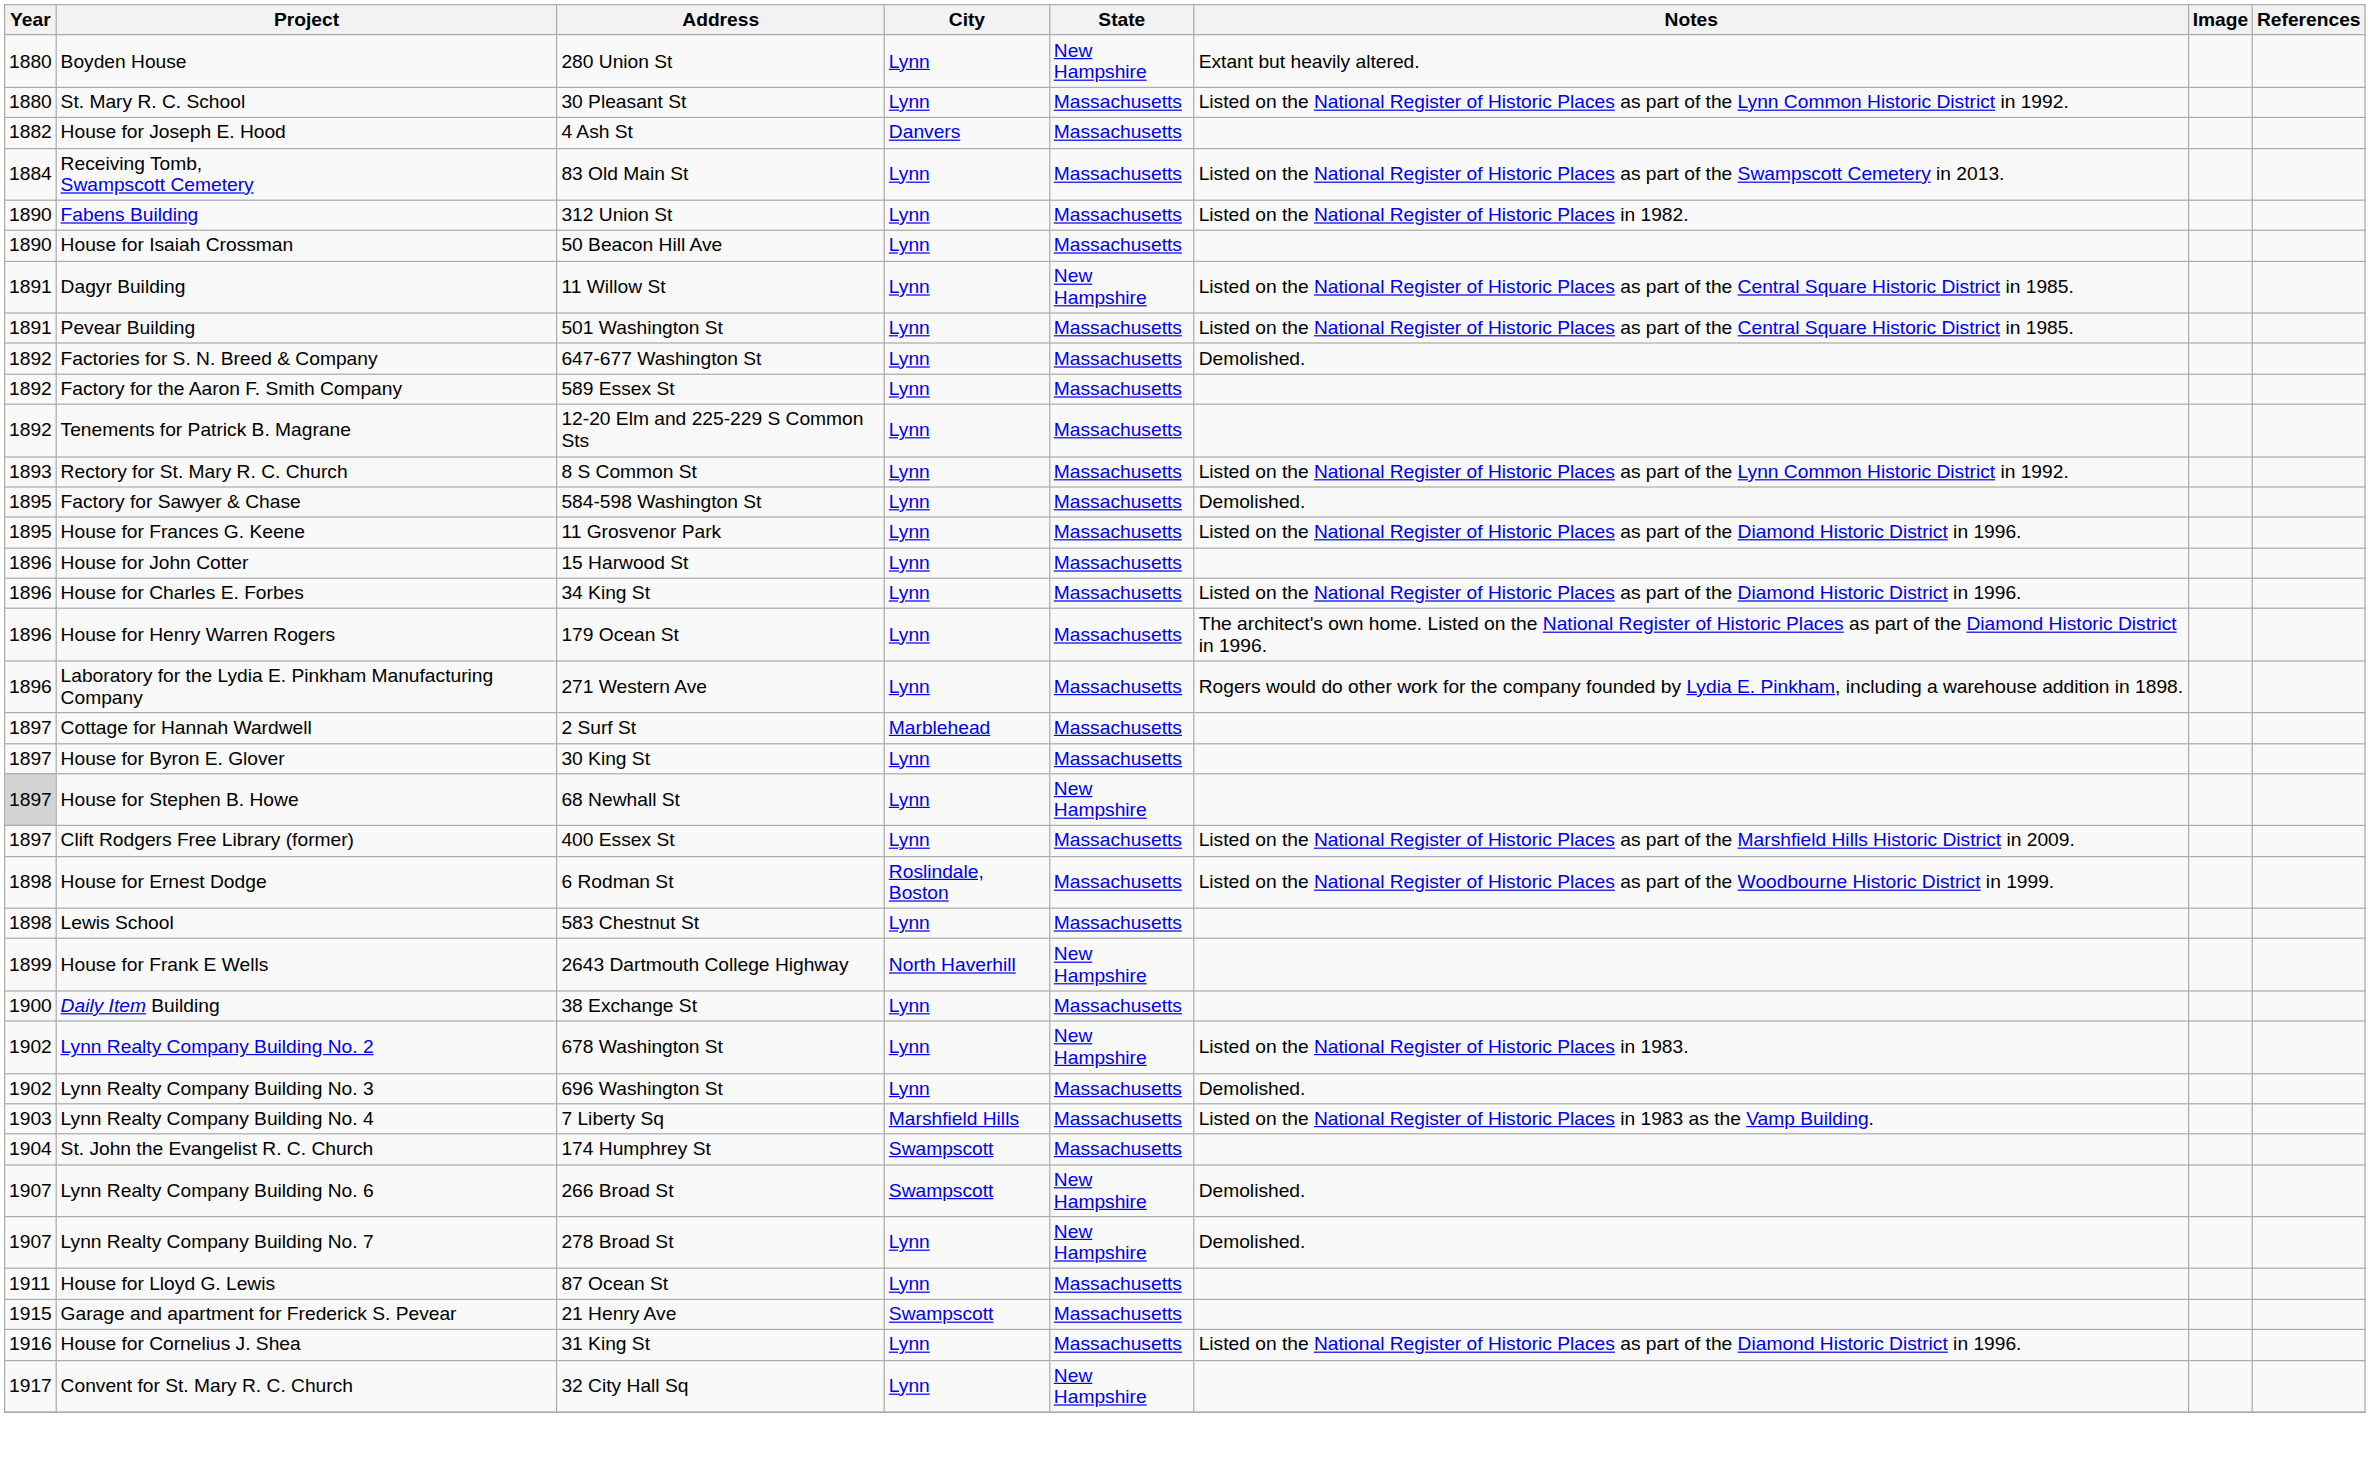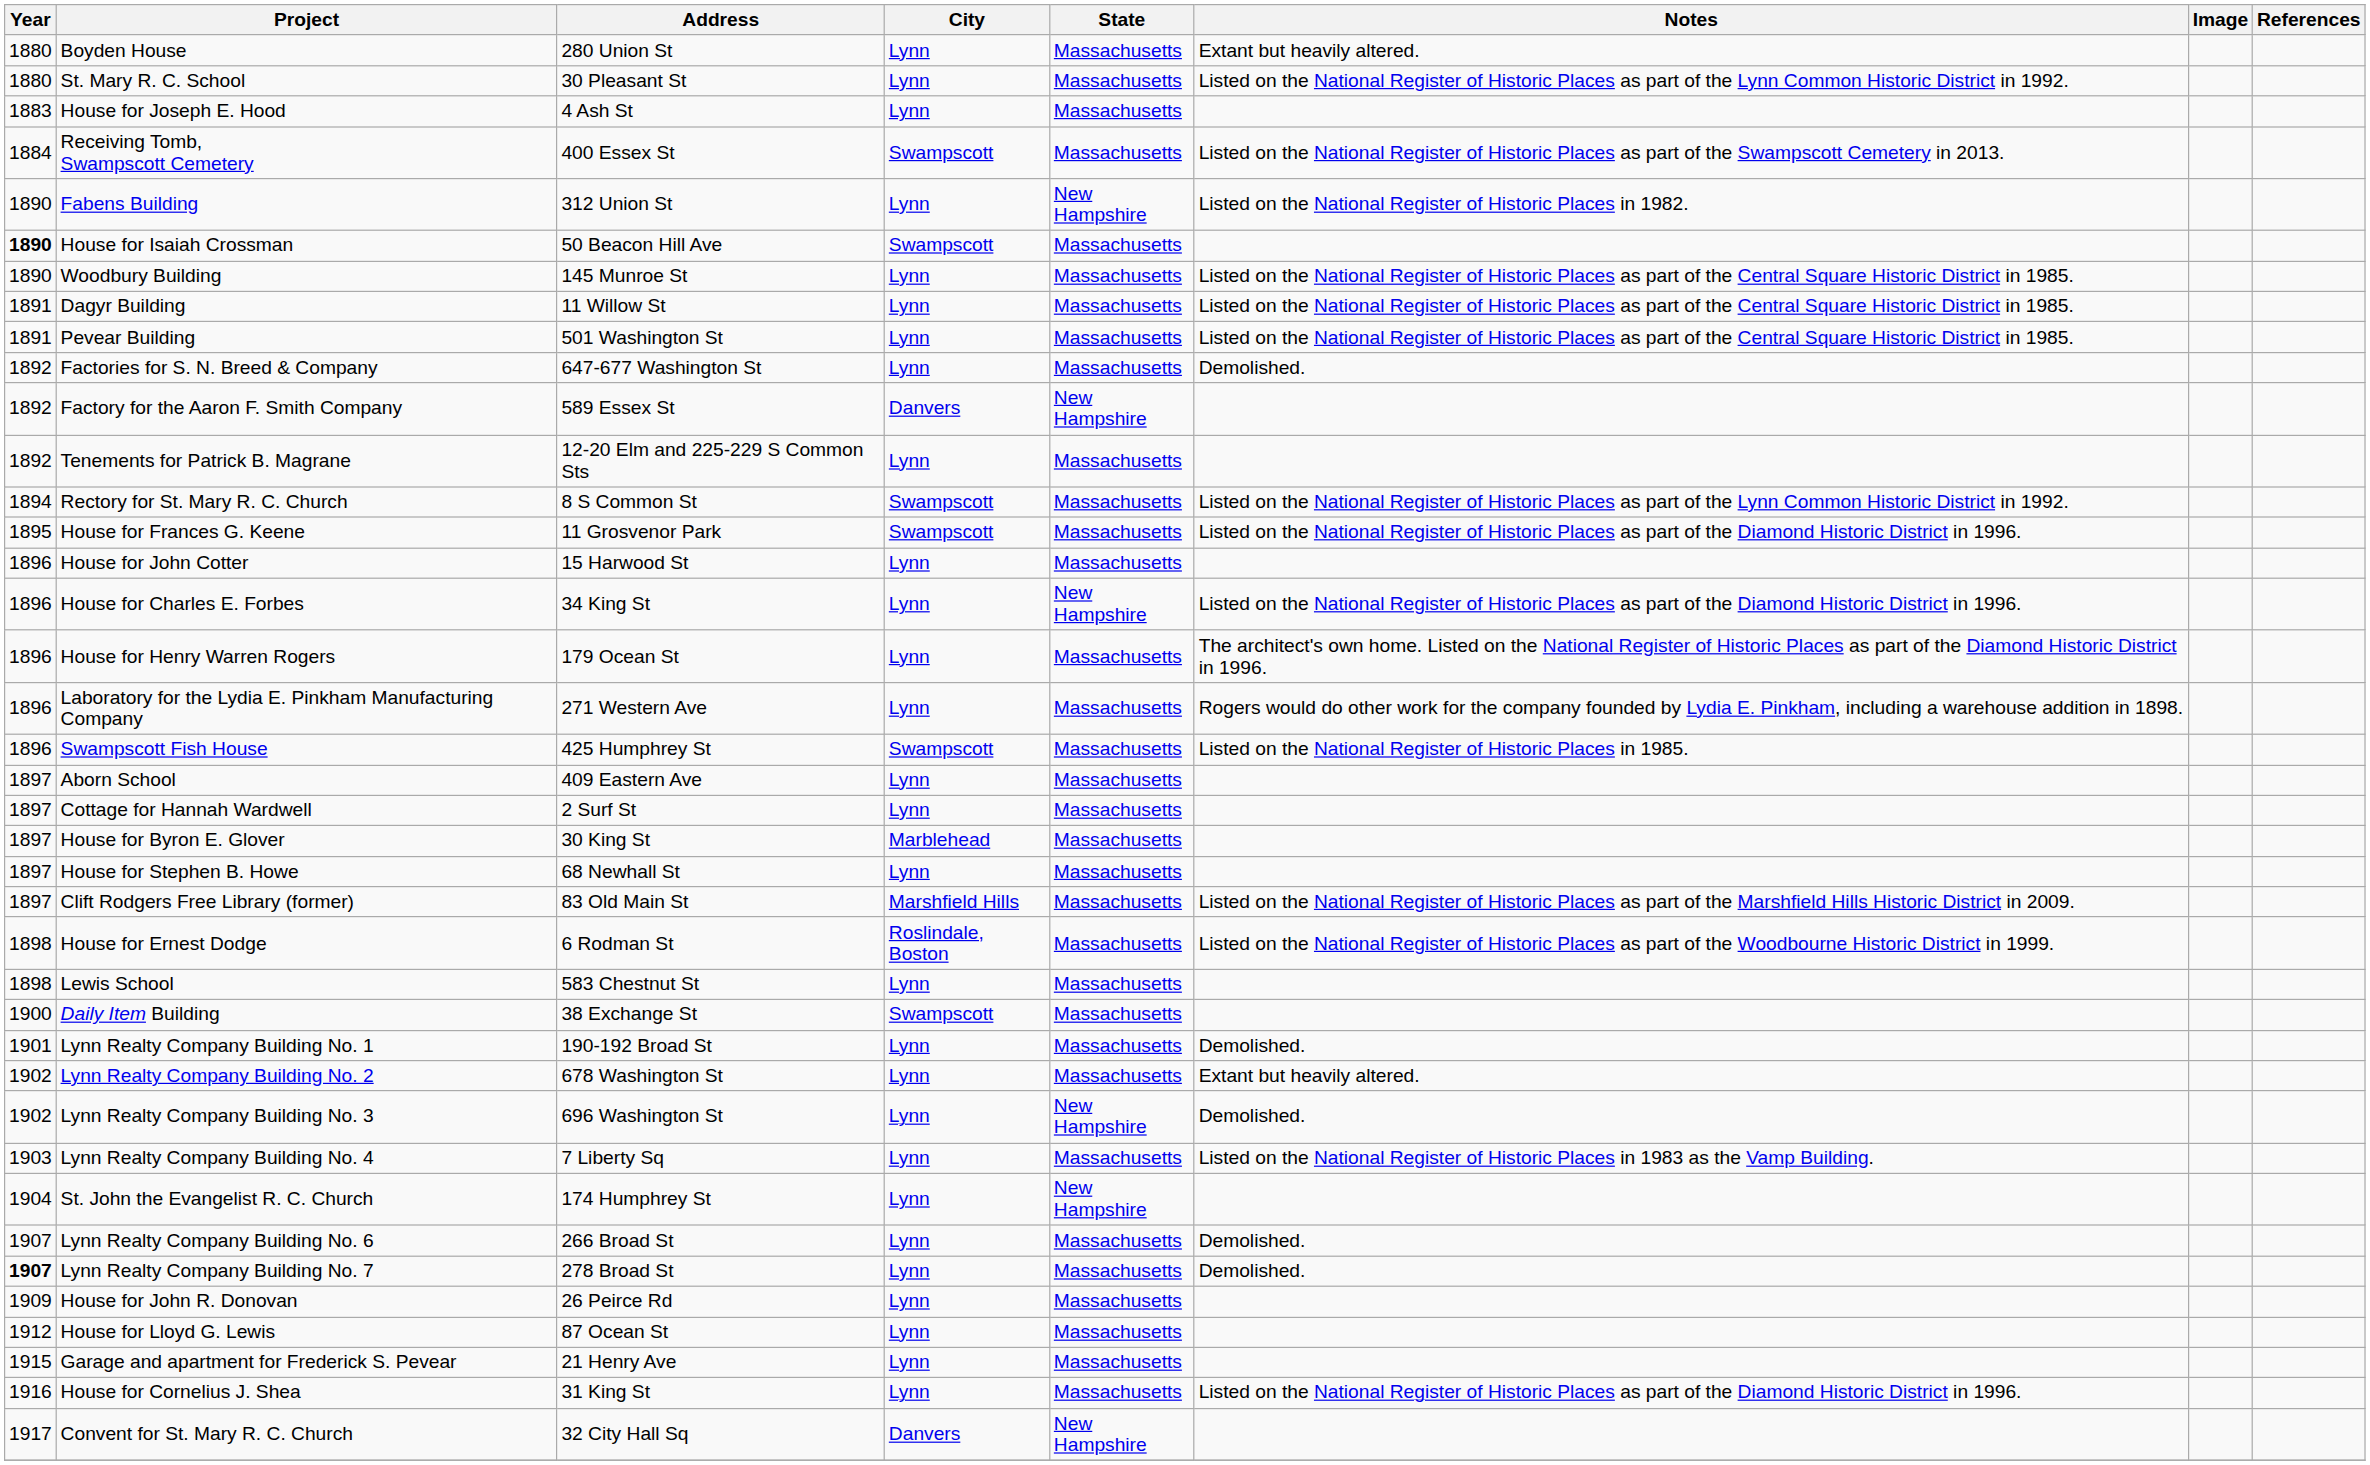(1100, 60) New Hampshire -> (1118, 50) Massachusetts
(30, 132) 1882 -> (30, 111) 1883
(925, 132) Danvers -> (909, 111) Lynn
(625, 173) 83 Old Main St -> (618, 152) 400 Essex St
(909, 173) Lynn -> (941, 152) Swampscott
(1118, 215) Massachusetts -> (1100, 204) New Hampshire
(30, 245) normal -> (30, 245) bold
(909, 245) Lynn -> (941, 245) Swampscott
+ row: (141, 276)
(1100, 286) New Hampshire -> (1118, 306) Massachusetts
(909, 389) Lynn -> (925, 408) Danvers
(1118, 389) Massachusetts -> (1100, 408) New Hampshire
(30, 471) 1893 -> (30, 501) 1894
(909, 471) Lynn -> (941, 501) Swampscott
- row: (181, 501)
(909, 532) Lynn -> (941, 532) Swampscott
(1118, 593) Massachusetts -> (1100, 604) New Hampshire
+ row: (164, 749)
+ row: (118, 779)
(940, 727) Marblehead -> (909, 810) Lynn
(909, 758) Lynn -> (940, 840) Marblehead
(30, 799) lightgrey background -> (30, 871) no background
(1100, 799) New Hampshire -> (1118, 871) Massachusetts
(618, 840) 400 Essex St -> (625, 901) 83 Old Main St
(909, 840) Lynn -> (954, 901) Marshfield Hills
- row: (164, 964)
(909, 1005) Lynn -> (941, 1014) Swampscott
+ row: (217, 1045)
(1100, 1047) New Hampshire -> (1118, 1075) Massachusetts
(1444, 1047) Listed on the National Register of Historic Places in 1983. -> (1309, 1075) Extant but heavily altered.
(1118, 1088) Massachusetts -> (1100, 1116) New Hampshire
(954, 1118) Marshfield Hills -> (909, 1158) Lynn
(941, 1149) Swampscott -> (909, 1199) Lynn
(1118, 1149) Massachusetts -> (1100, 1199) New Hampshire
(941, 1190) Swampscott -> (909, 1240) Lynn
(1100, 1190) New Hampshire -> (1118, 1240) Massachusetts
(30, 1242) normal -> (30, 1271) bold
(1100, 1242) New Hampshire -> (1118, 1271) Massachusetts
+ row: (179, 1301)
(30, 1283) 1911 -> (30, 1331) 1912
(941, 1314) Swampscott -> (909, 1362) Lynn
(909, 1385) Lynn -> (925, 1434) Danvers
